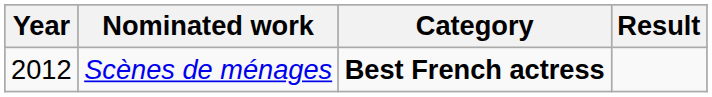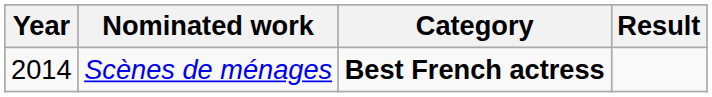(41, 69) 2012 -> (41, 69) 2014
